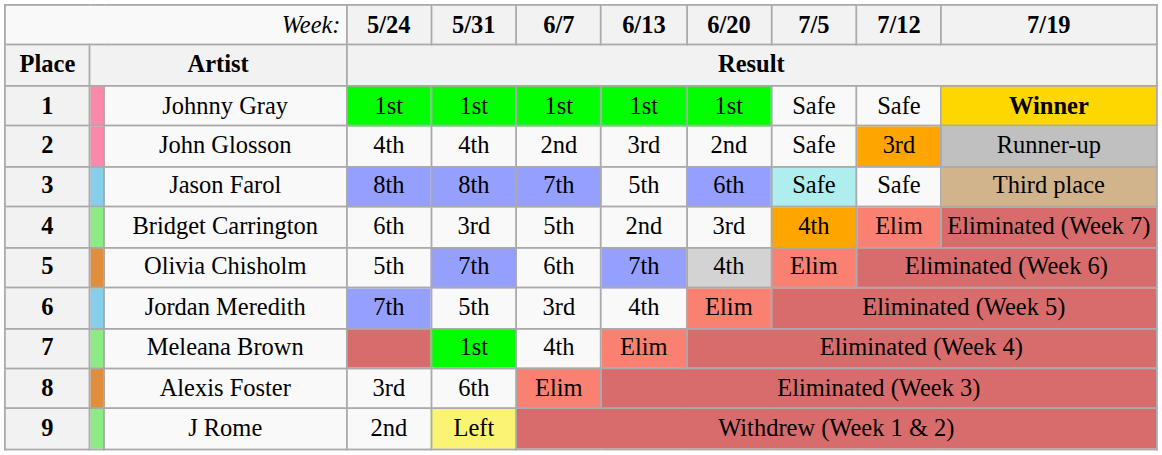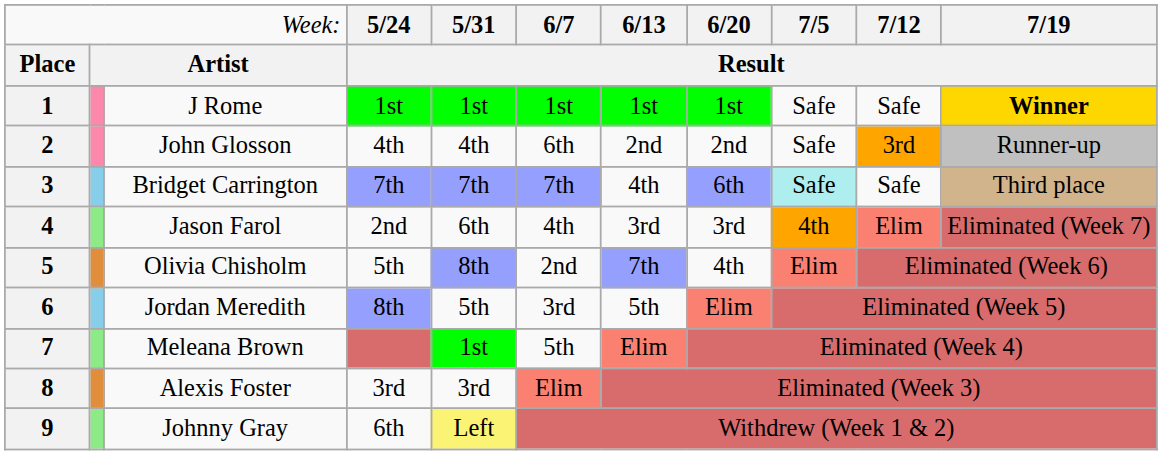(225, 105) Johnny Gray -> (225, 105) J Rome
(559, 145) 2nd -> (559, 145) 6th
(644, 145) 3rd -> (644, 145) 2nd
(225, 185) Jason Farol -> (225, 185) Bridget Carrington
(389, 185) 8th -> (389, 185) 7th
(474, 185) 8th -> (474, 185) 7th
(644, 185) 5th -> (644, 185) 4th
(225, 226) Bridget Carrington -> (225, 226) Jason Farol
(389, 226) 6th -> (389, 226) 2nd
(474, 226) 3rd -> (474, 226) 6th
(559, 226) 5th -> (559, 226) 4th
(644, 226) 2nd -> (644, 226) 3rd
(474, 266) 7th -> (474, 266) 8th
(559, 266) 6th -> (559, 266) 2nd
(729, 266) lightgrey background -> (729, 266) no background
(389, 306) 7th -> (389, 306) 8th
(644, 306) 4th -> (644, 306) 5th
(559, 347) 4th -> (559, 347) 5th
(474, 387) 6th -> (474, 387) 3rd
(225, 428) J Rome -> (225, 428) Johnny Gray
(389, 428) 2nd -> (389, 428) 6th
